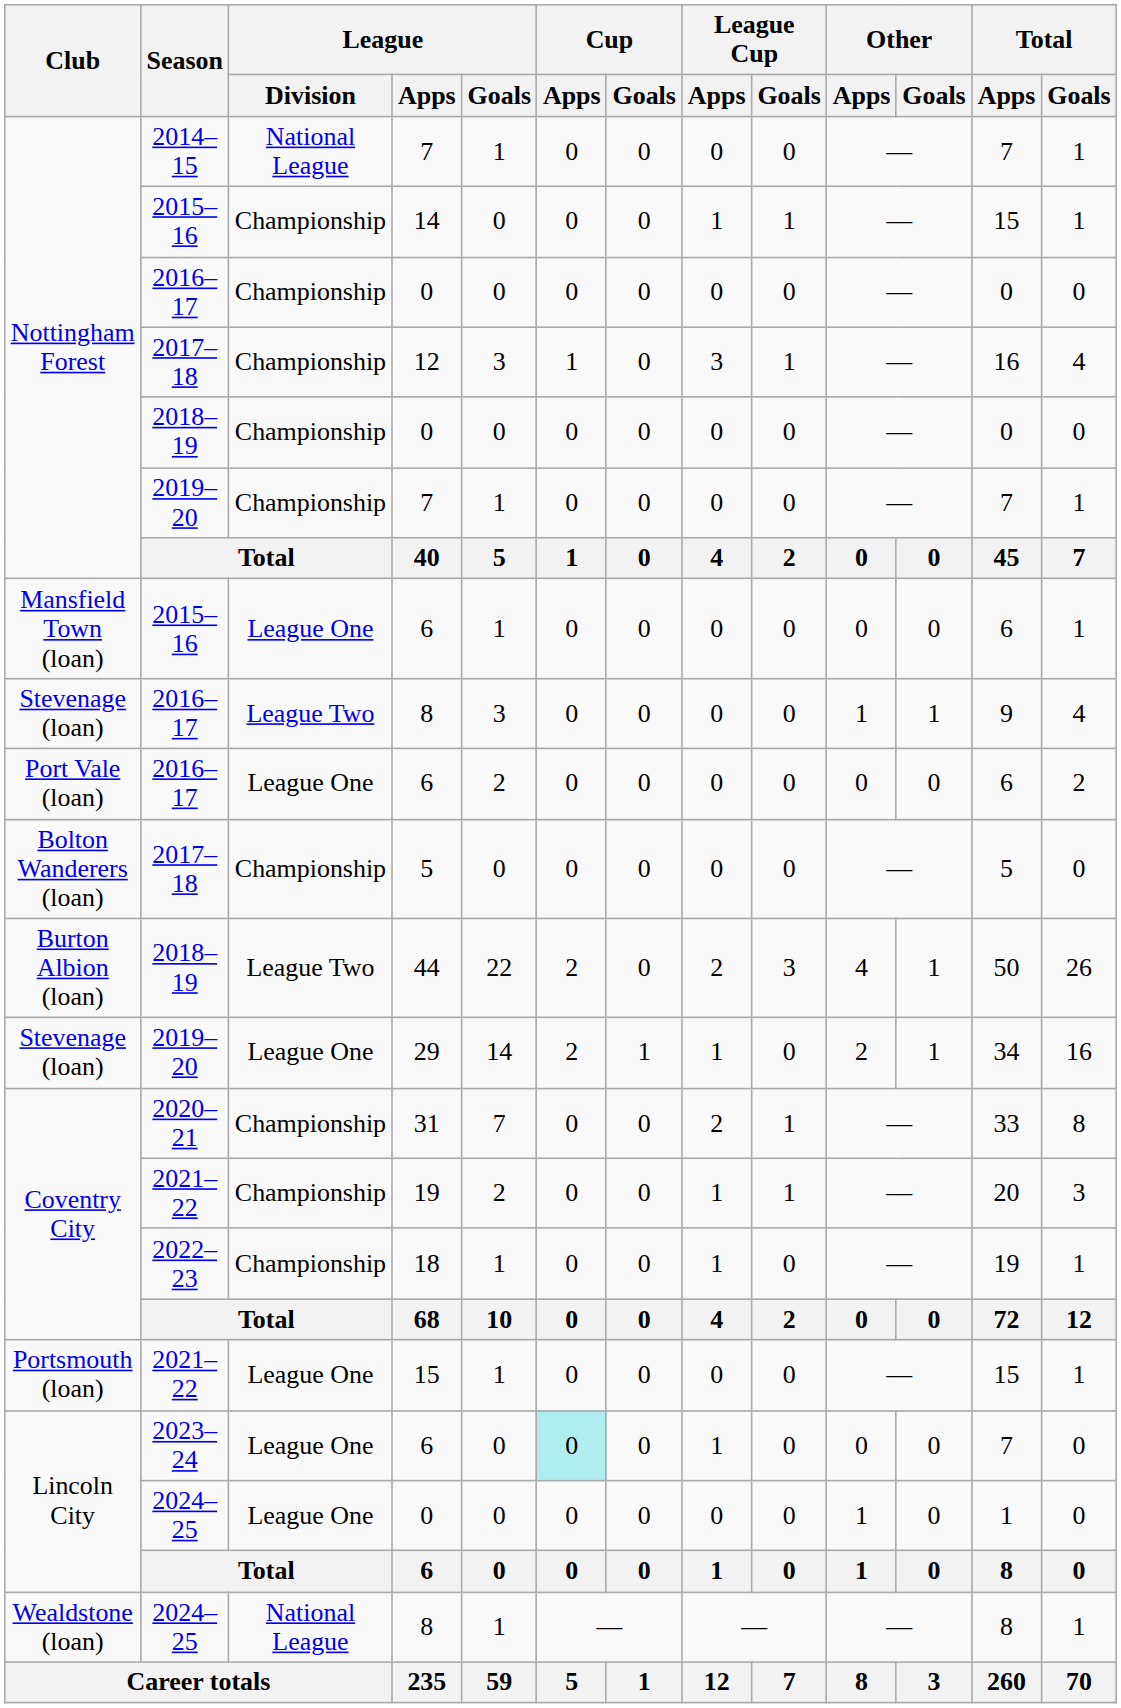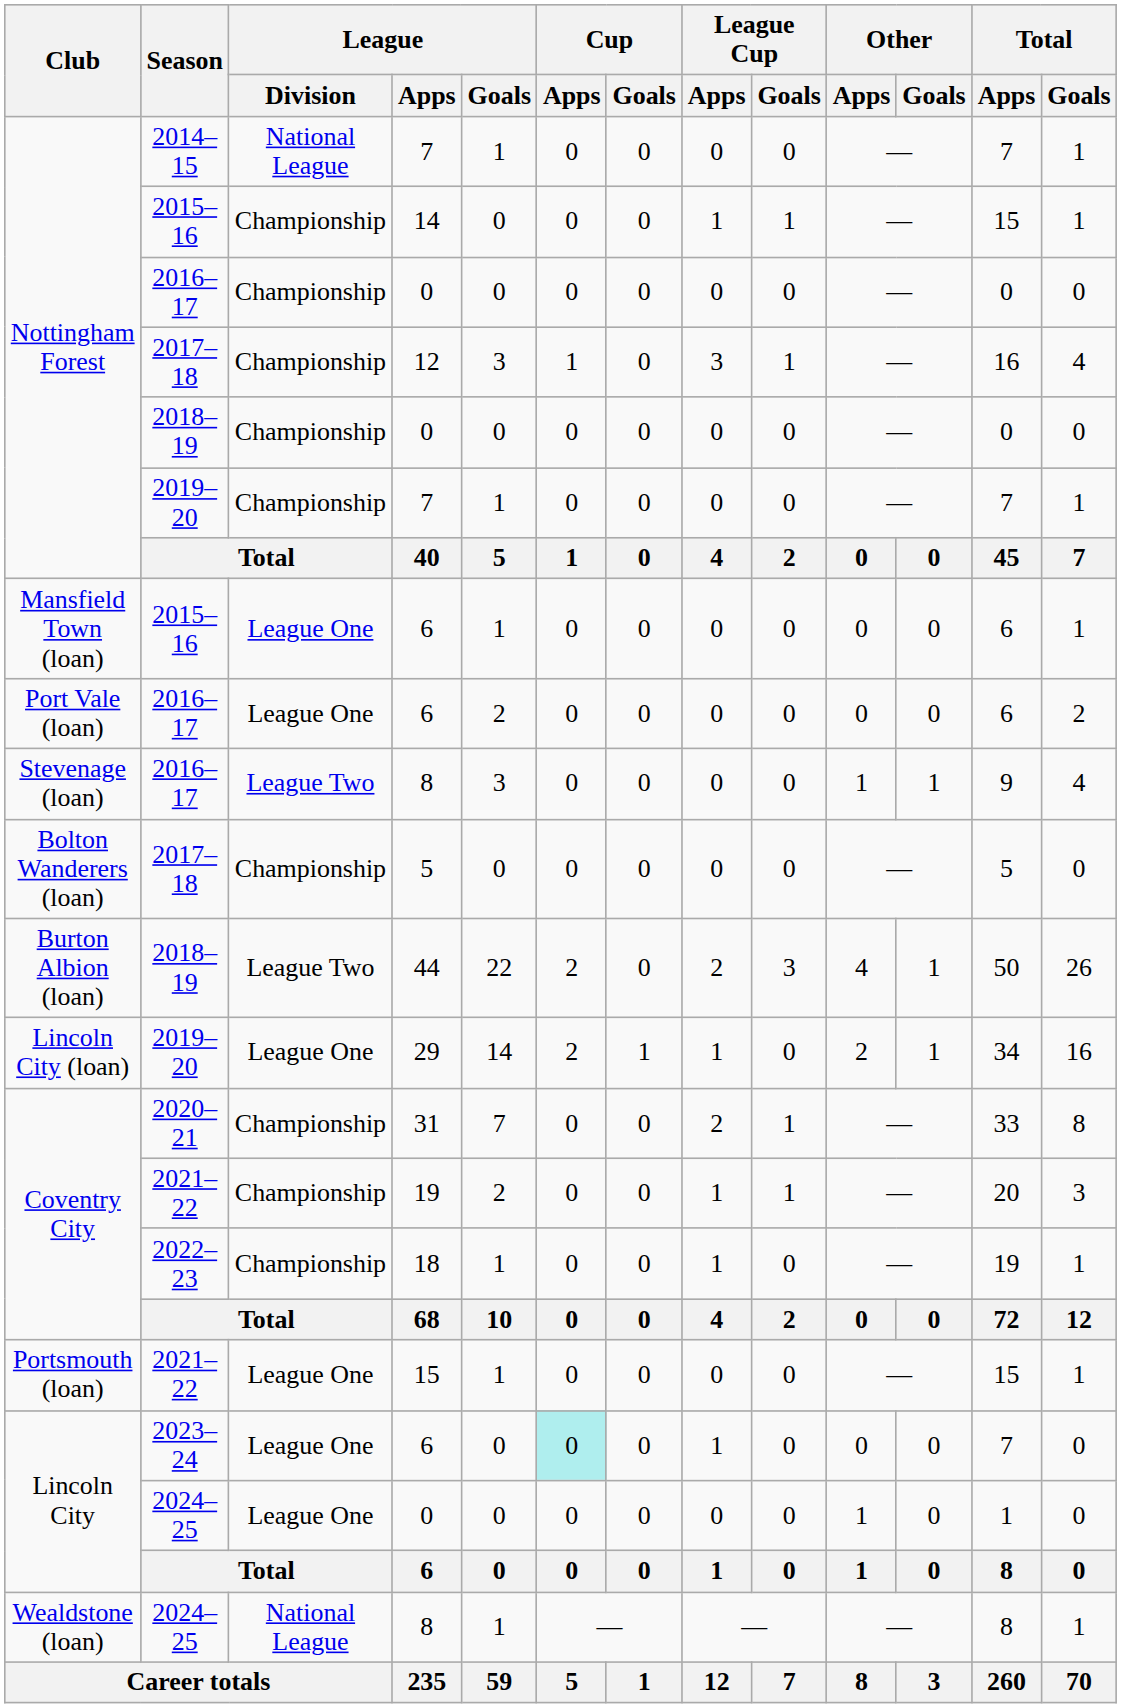rows swapped: (185, 713) <-> (185, 783)
(73, 1052) Stevenage (loan) -> (73, 1052) Lincoln City (loan)
